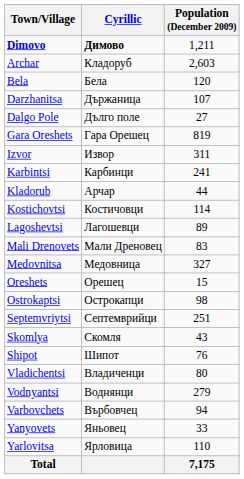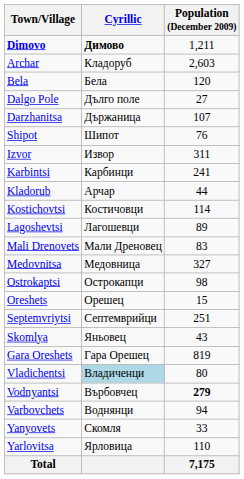rows swapped: (33, 117) <-> (35, 99)
rows swapped: (40, 136) <-> (22, 355)
rows swapped: (27, 282) <-> (34, 300)
(103, 337) Скомля -> (105, 337) Яньовец
(114, 373) no background -> (114, 373) lightblue background
(109, 391) Воднянци -> (111, 391) Върбовчец
(202, 391) normal -> (202, 391) bold
(111, 410) Върбовчец -> (109, 410) Воднянци
(105, 428) Яньовец -> (103, 428) Скомля
